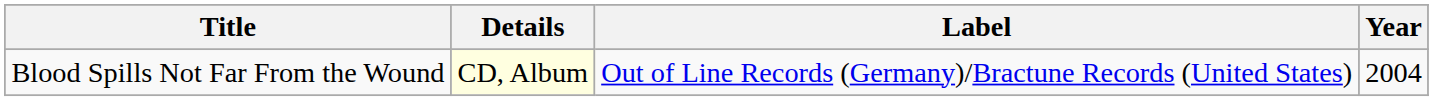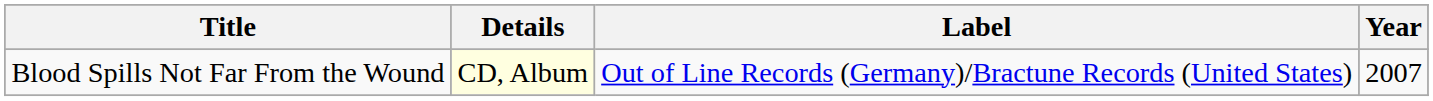(1394, 71) 2004 -> (1394, 71) 2007
